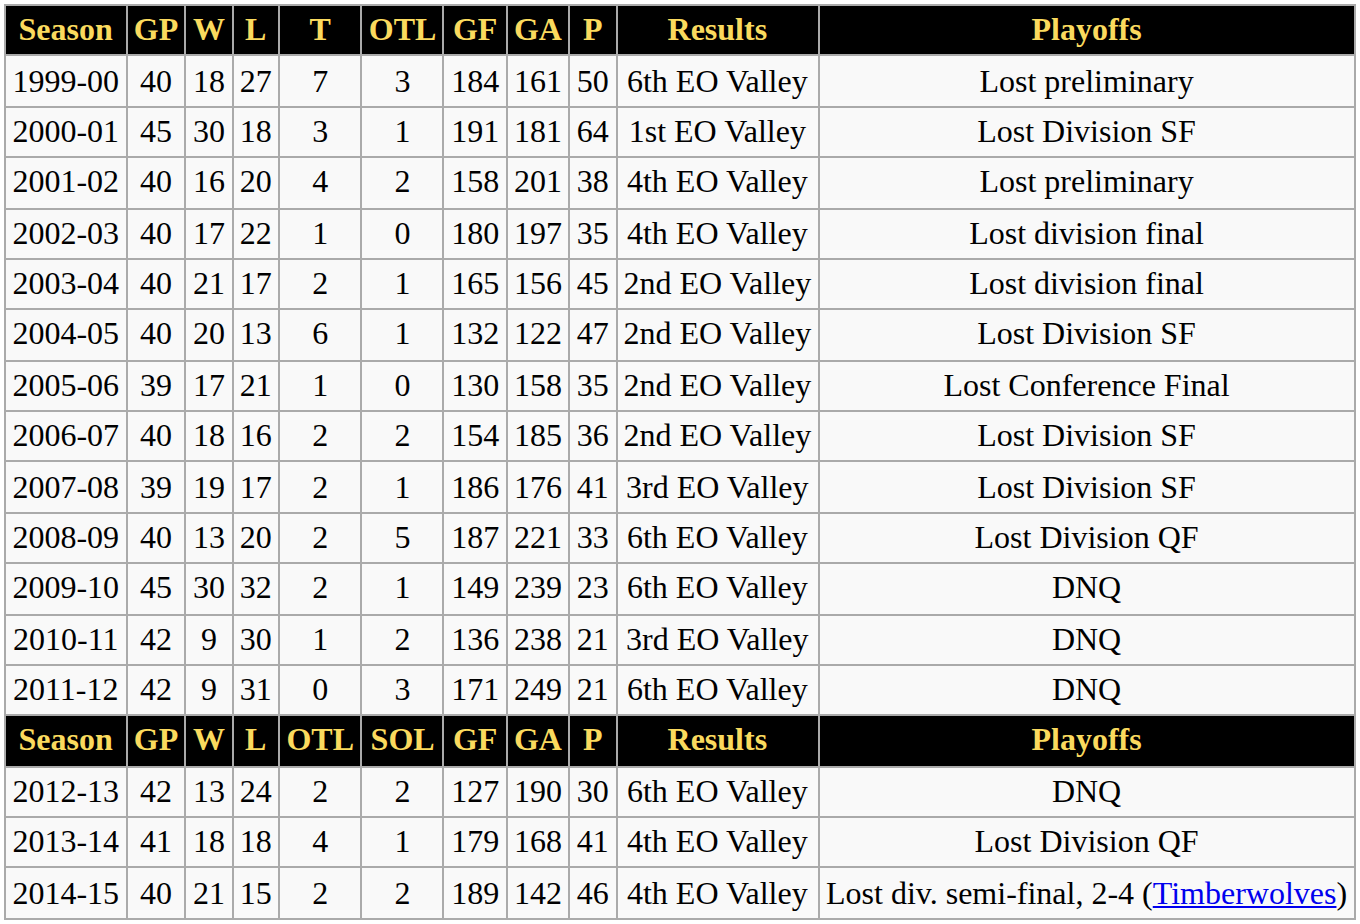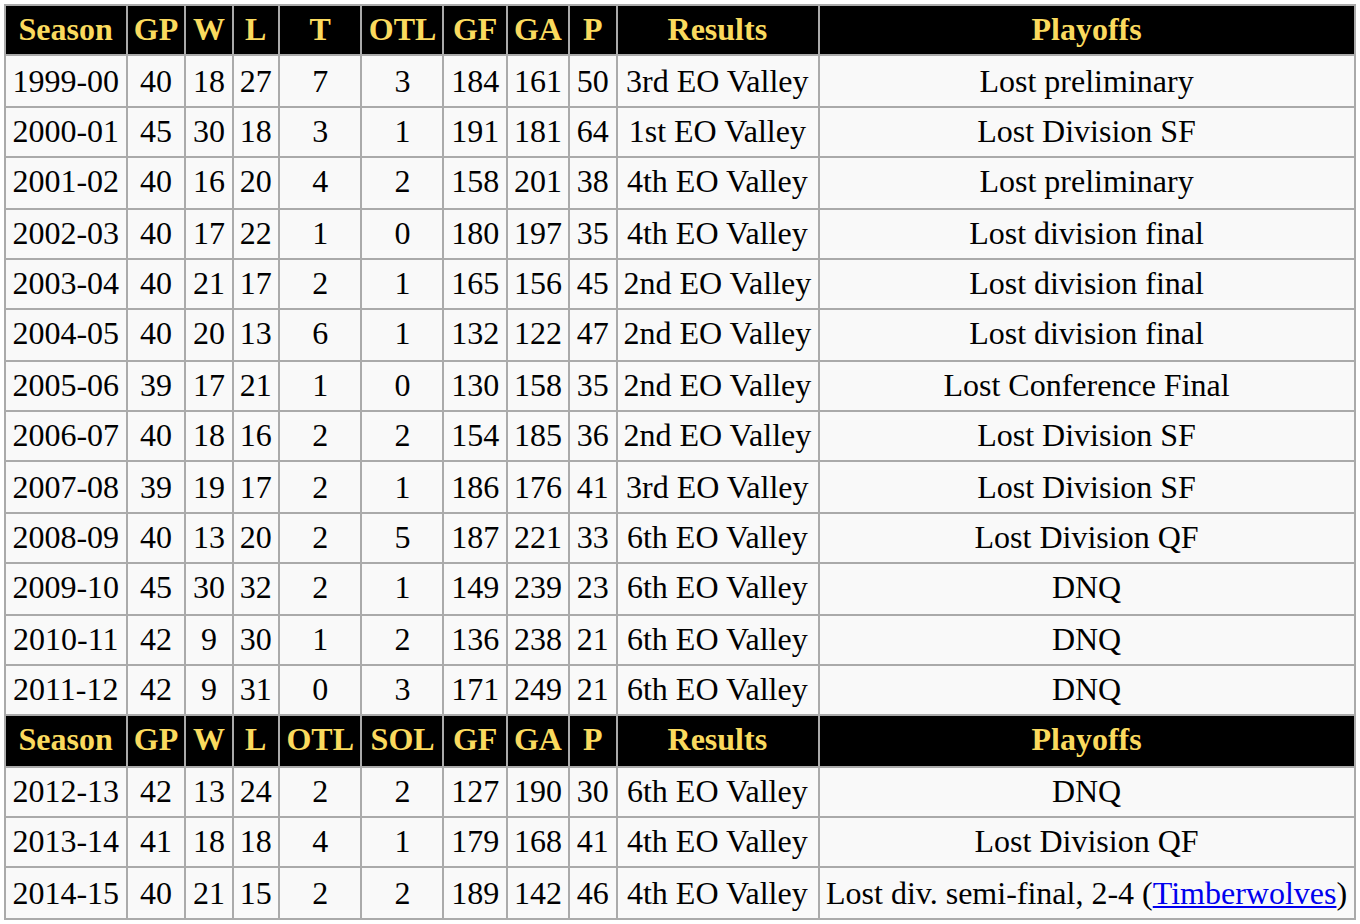(717, 80) 6th EO Valley -> (717, 80) 3rd EO Valley
(1087, 334) Lost Division SF -> (1087, 334) Lost division final
(717, 638) 3rd EO Valley -> (717, 638) 6th EO Valley
